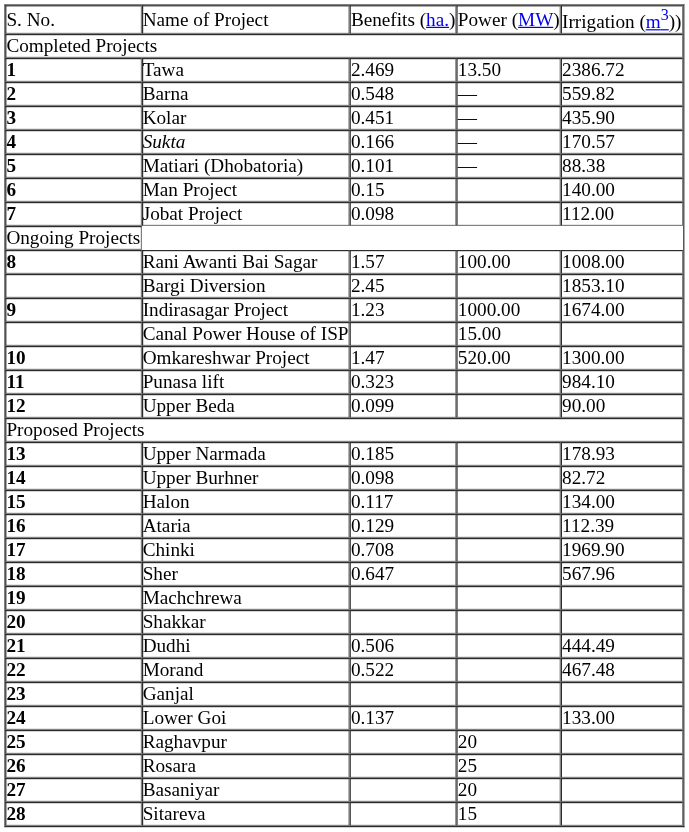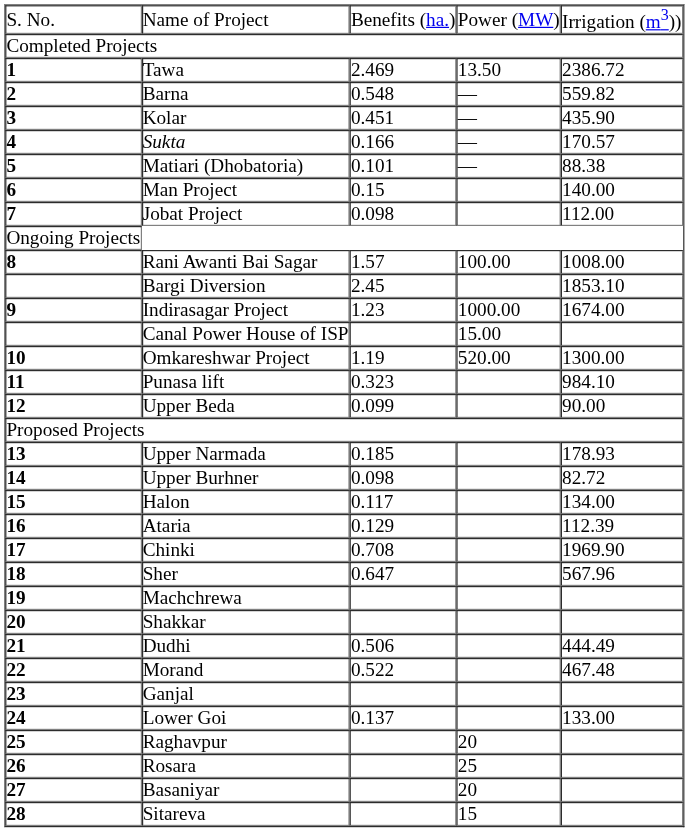(368, 358) 1.47 -> (368, 358) 1.19
